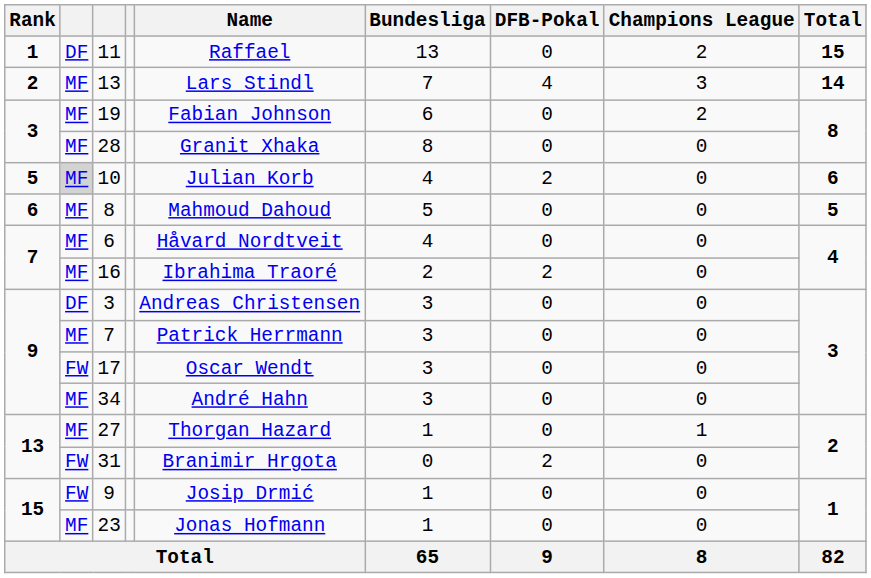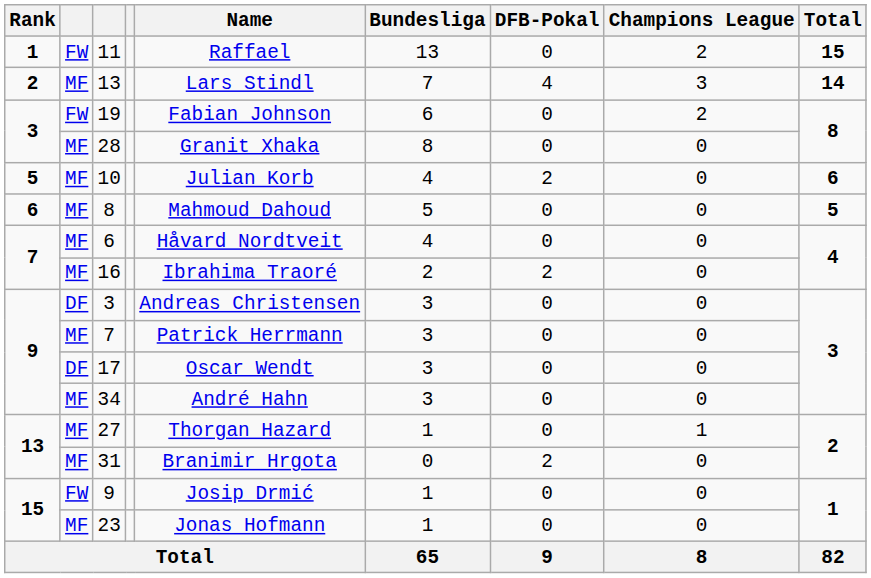(77, 52) DF -> (77, 52) FW
(77, 115) MF -> (77, 115) FW
(77, 178) lightgrey background -> (77, 178) no background
(77, 368) FW -> (77, 368) DF
(77, 463) FW -> (77, 463) MF
